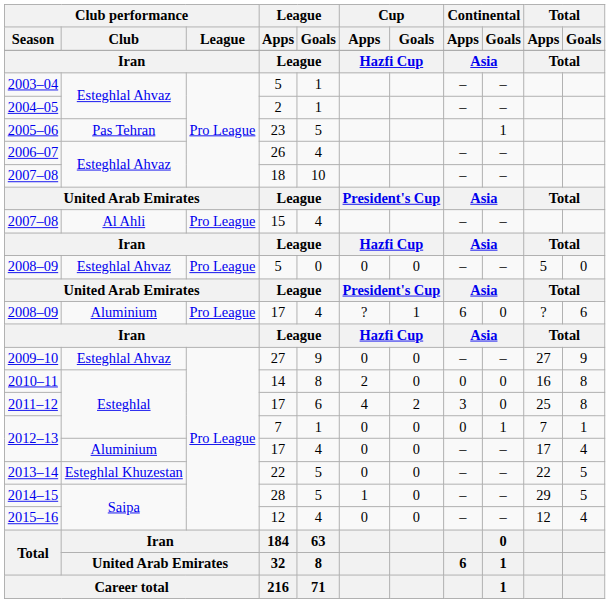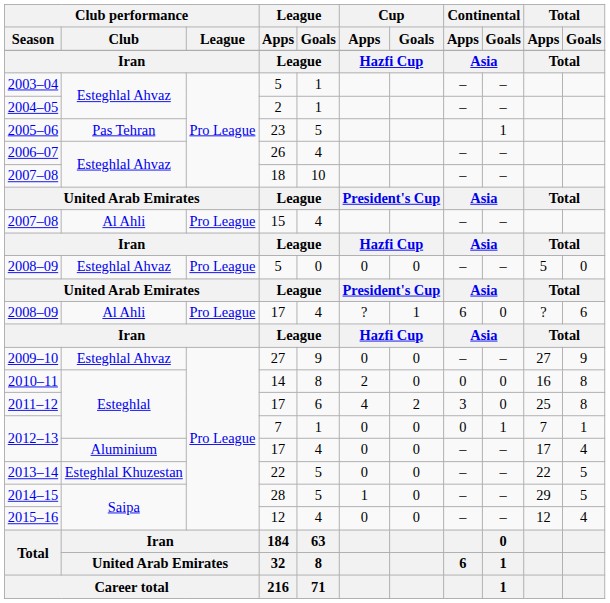(124, 312) Aluminium -> (124, 312) Al Ahli
